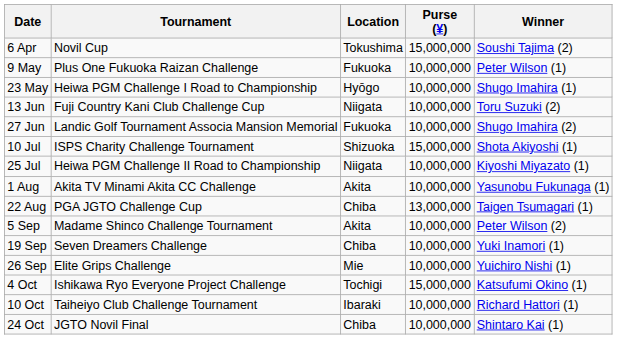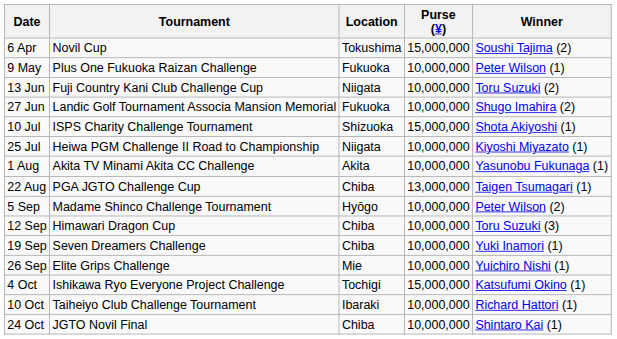- row: (28, 88)
(357, 226) Akita -> (360, 206) Hyōgo
+ row: (27, 226)
